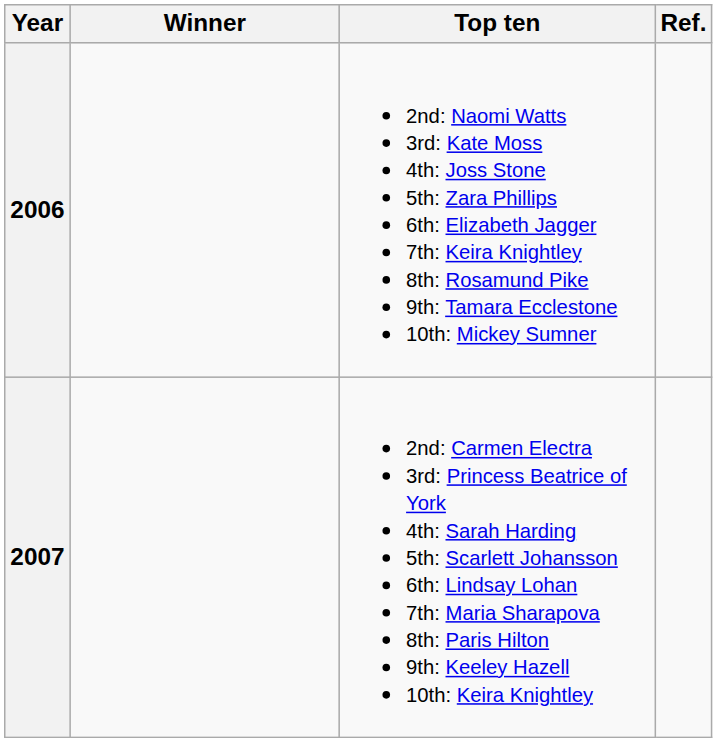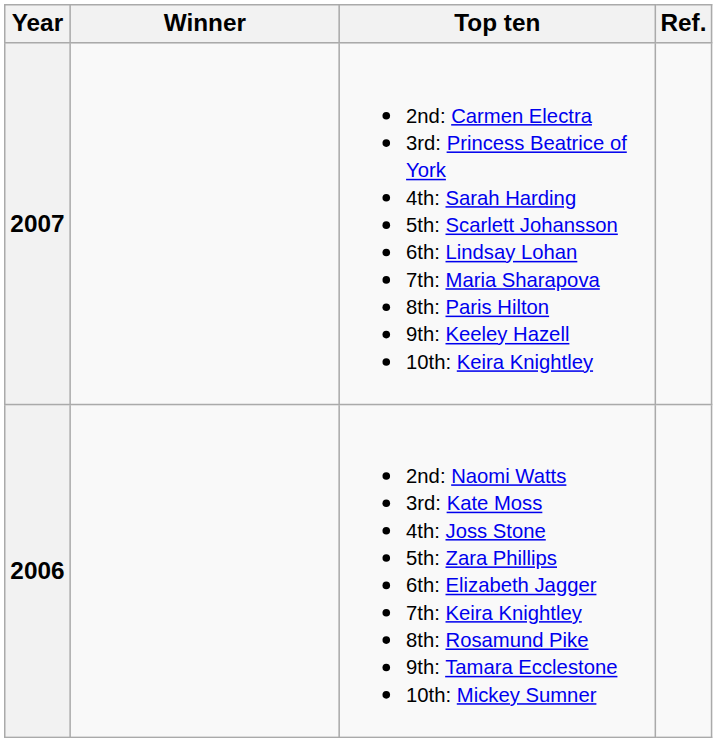rows swapped: (37, 209) <-> (37, 556)
